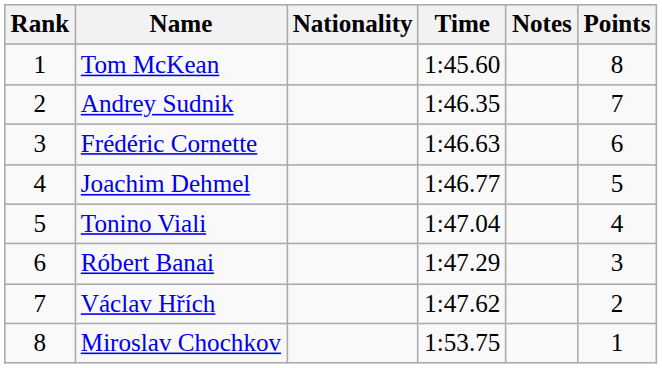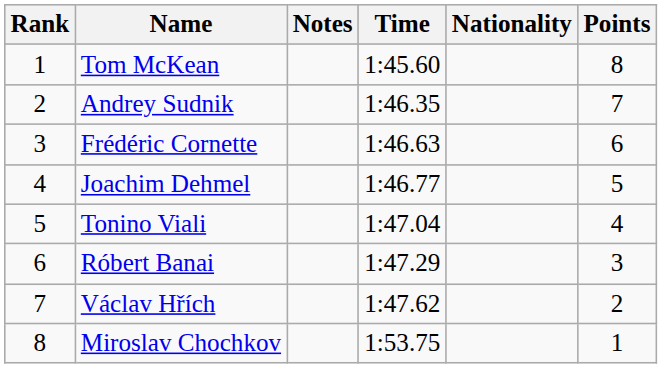columns swapped: (353, 24) <-> (542, 24)
